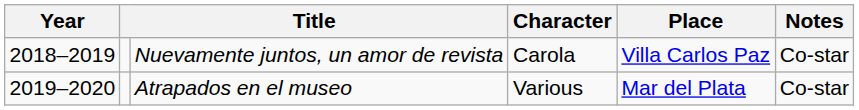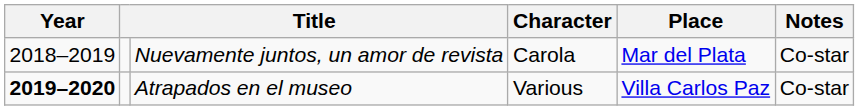(696, 54) Villa Carlos Paz -> (684, 54) Mar del Plata
(62, 88) normal -> (62, 88) bold
(684, 88) Mar del Plata -> (696, 88) Villa Carlos Paz
